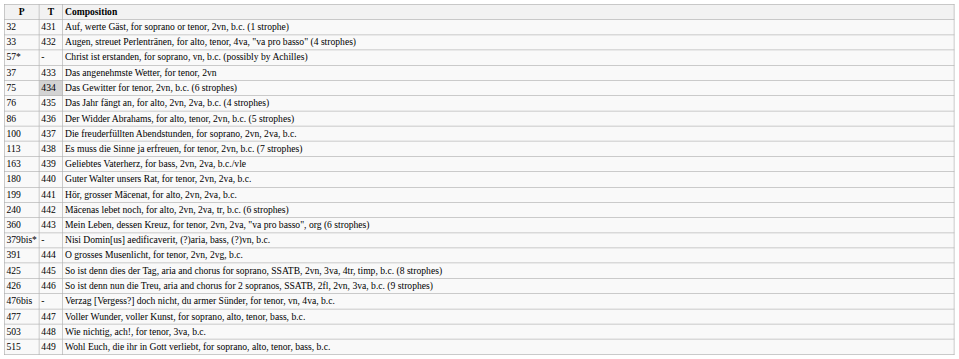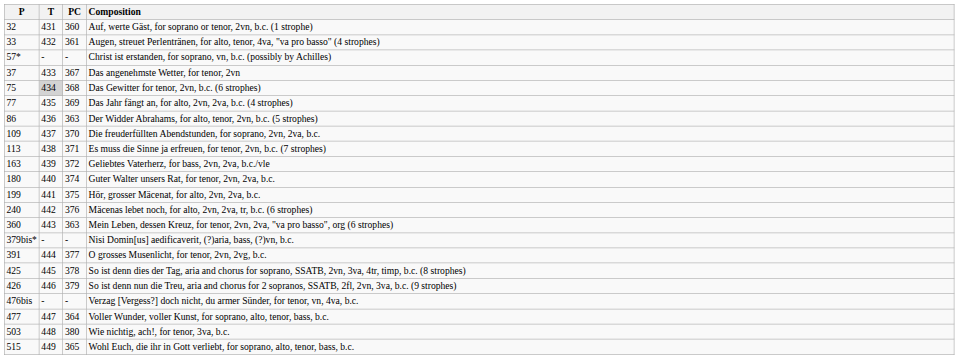+ column: (75, 12)
(11, 103) 76 -> (11, 103) 77
(14, 133) 100 -> (14, 133) 109
